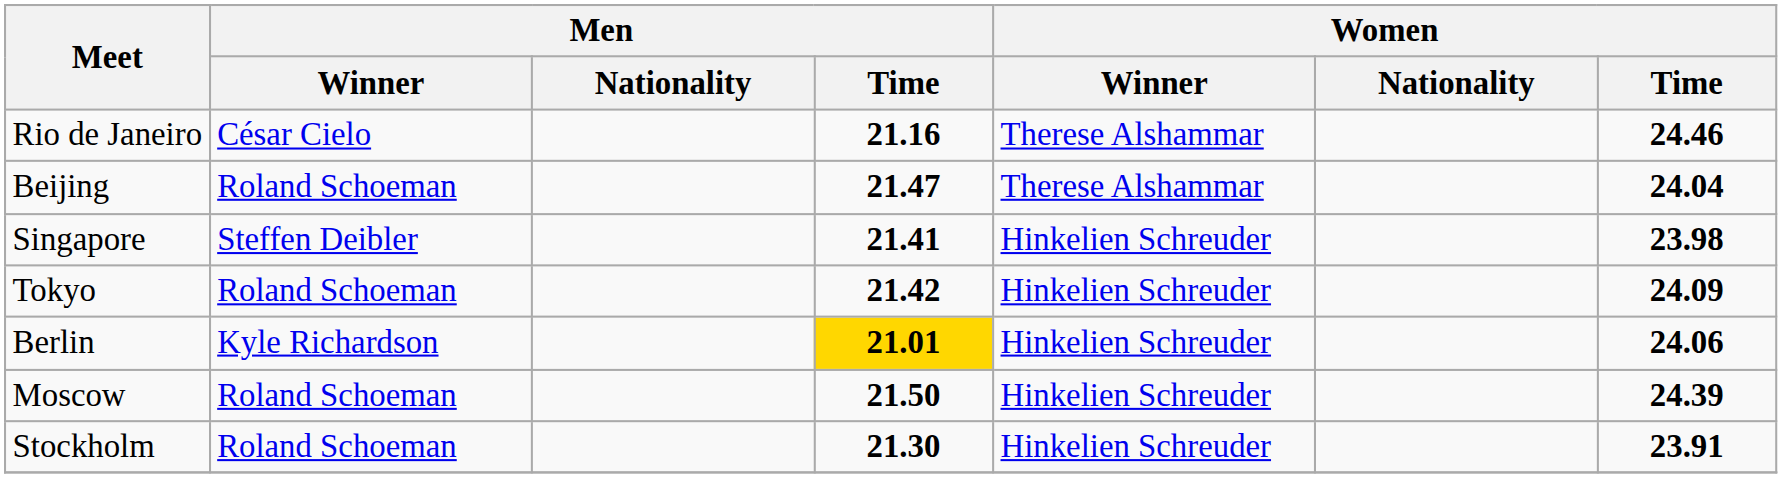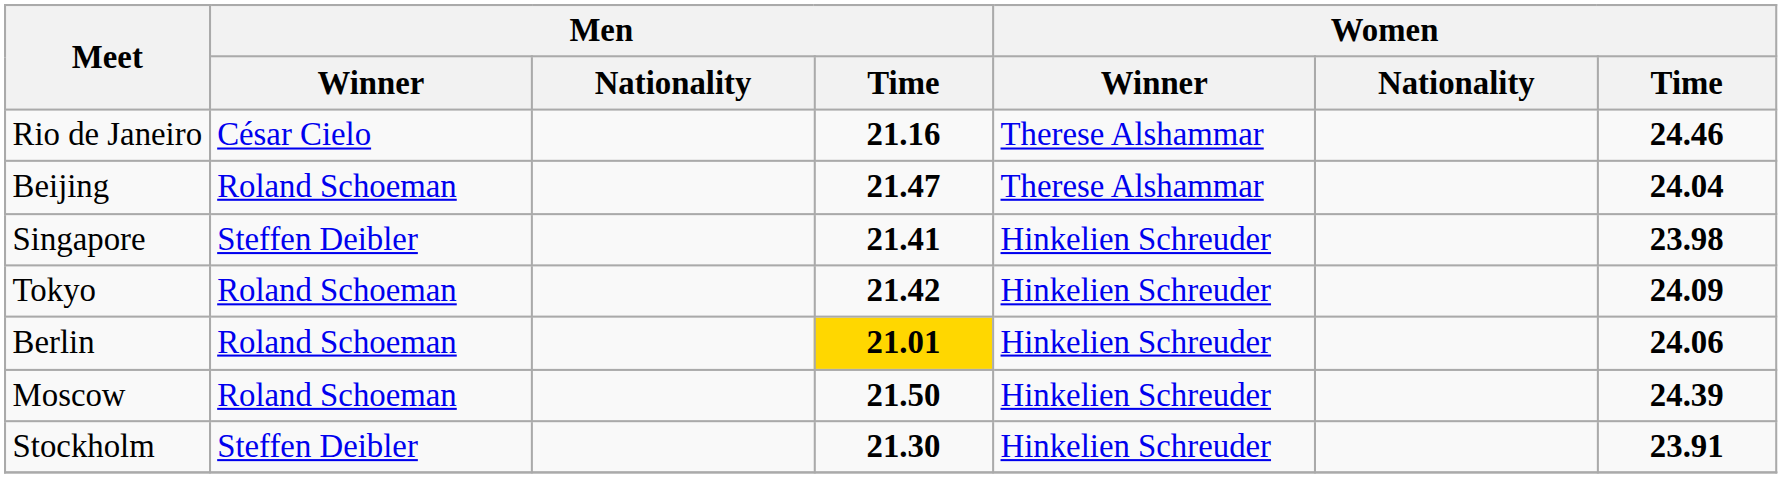(328, 342) Kyle Richardson -> (337, 342) Roland Schoeman
(337, 446) Roland Schoeman -> (318, 446) Steffen Deibler
